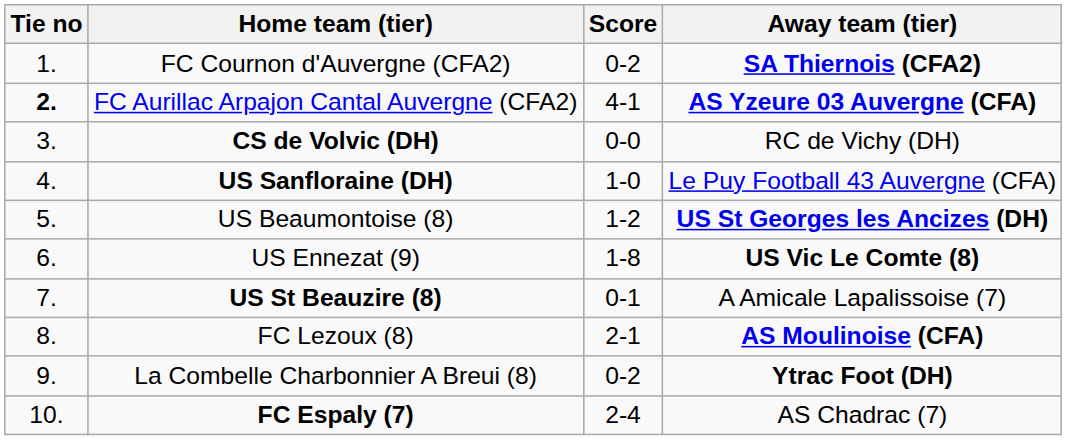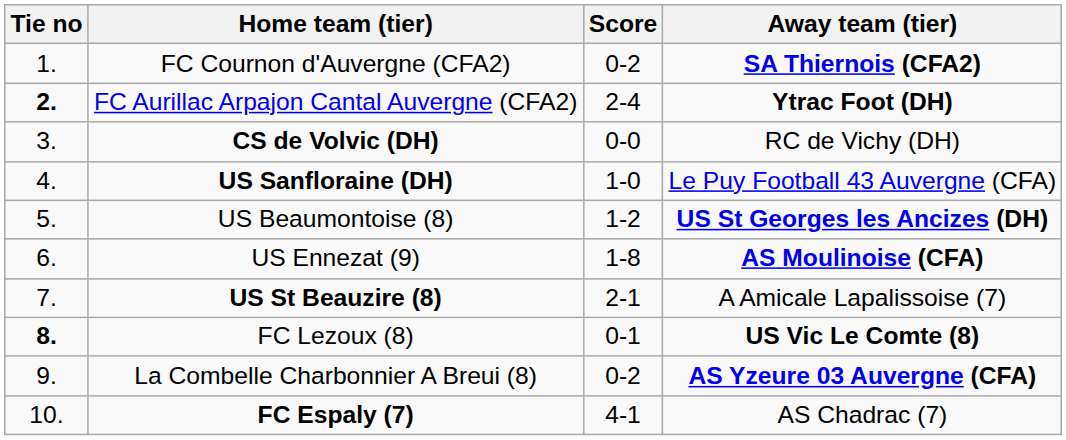(623, 102) 4-1 -> (623, 102) 2-4
(862, 102) AS Yzeure 03 Auvergne (CFA) -> (862, 102) Ytrac Foot (DH)
(862, 258) US Vic Le Comte (8) -> (862, 258) AS Moulinoise (CFA)
(623, 297) 0-1 -> (623, 297) 2-1
(46, 336) normal -> (46, 336) bold
(623, 336) 2-1 -> (623, 336) 0-1
(862, 336) AS Moulinoise (CFA) -> (862, 336) US Vic Le Comte (8)
(862, 375) Ytrac Foot (DH) -> (862, 375) AS Yzeure 03 Auvergne (CFA)
(623, 414) 2-4 -> (623, 414) 4-1
